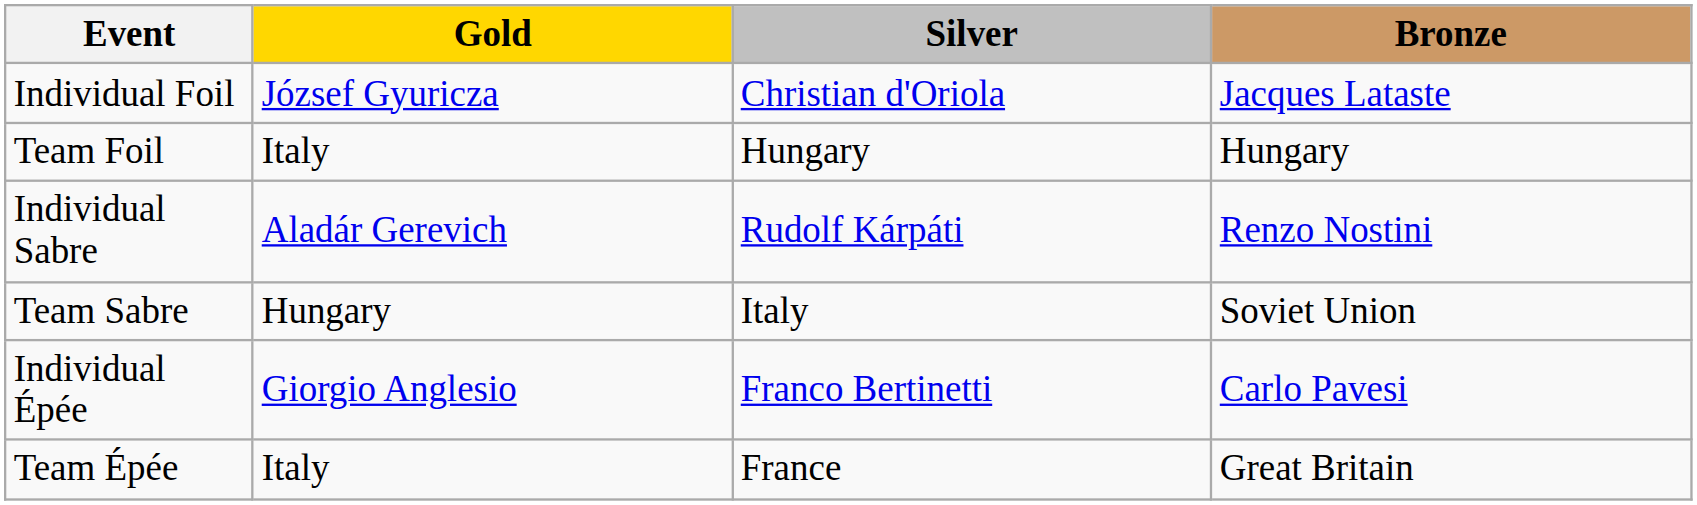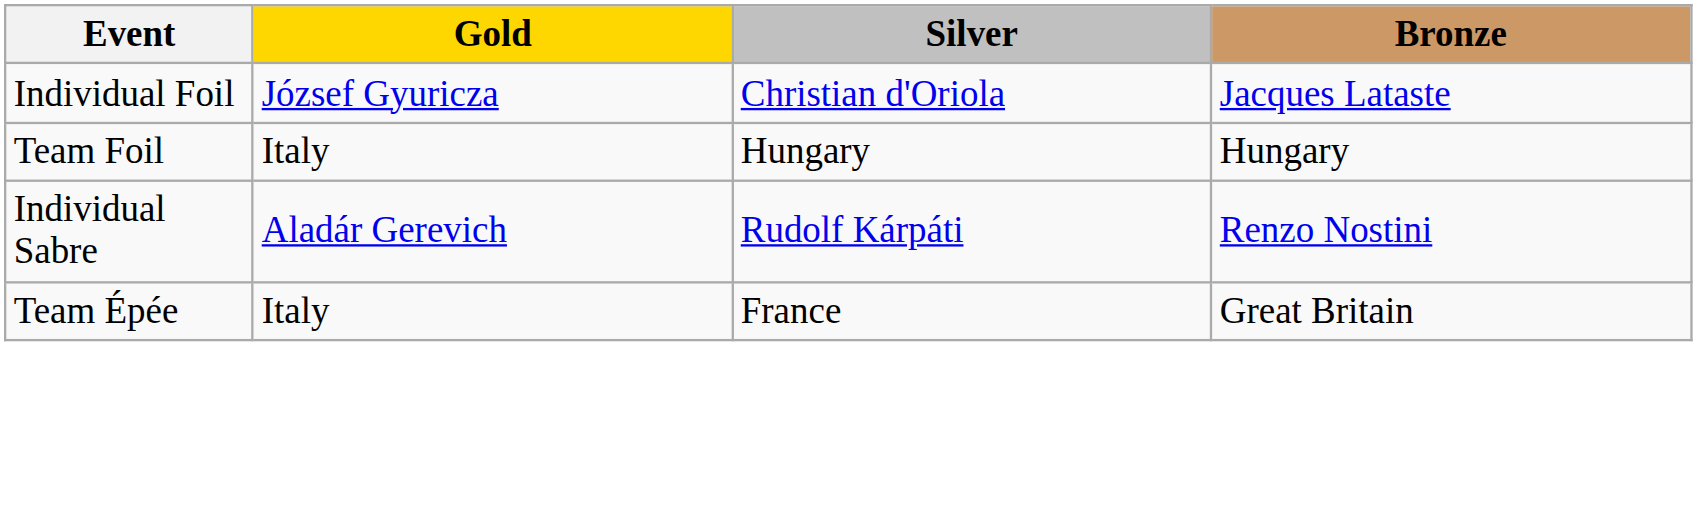- row: (101, 309)
- row: (90, 389)
